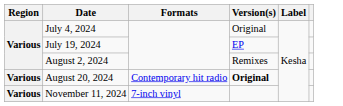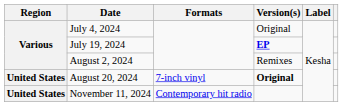(238, 45) normal -> (263, 45) bold
(24, 77) Various -> (36, 77) United States
(179, 77) Contemporary hit radio -> (181, 77) 7-inch vinyl
(24, 93) Various -> (36, 93) United States
(156, 93) 7-inch vinyl -> (204, 93) Contemporary hit radio
